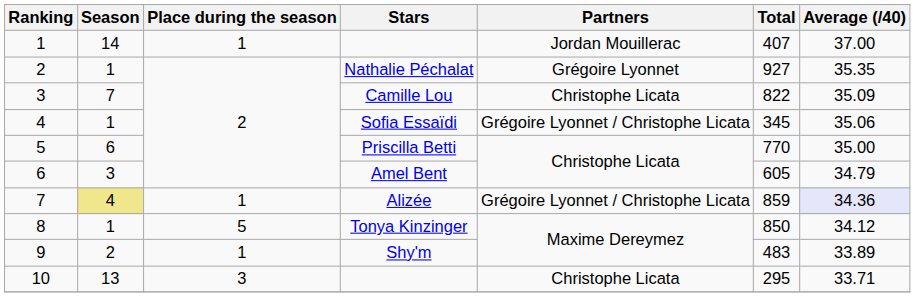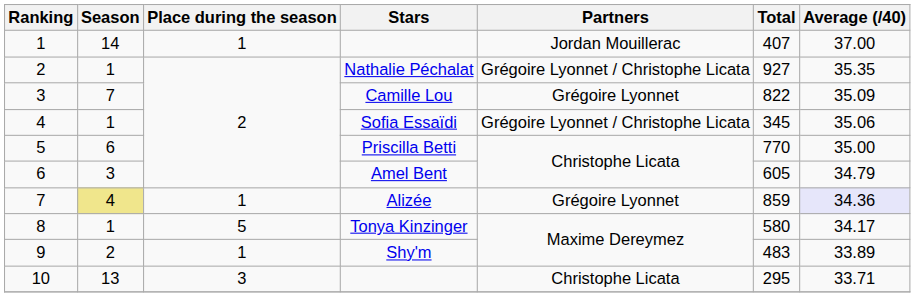(615, 69) Grégoire Lyonnet -> (615, 69) Grégoire Lyonnet / Christophe Licata
(615, 95) Christophe Licata -> (615, 95) Grégoire Lyonnet
(615, 200) Grégoire Lyonnet / Christophe Licata -> (615, 200) Grégoire Lyonnet
(776, 226) 850 -> (776, 226) 580
(855, 226) 34.12 -> (855, 226) 34.17
